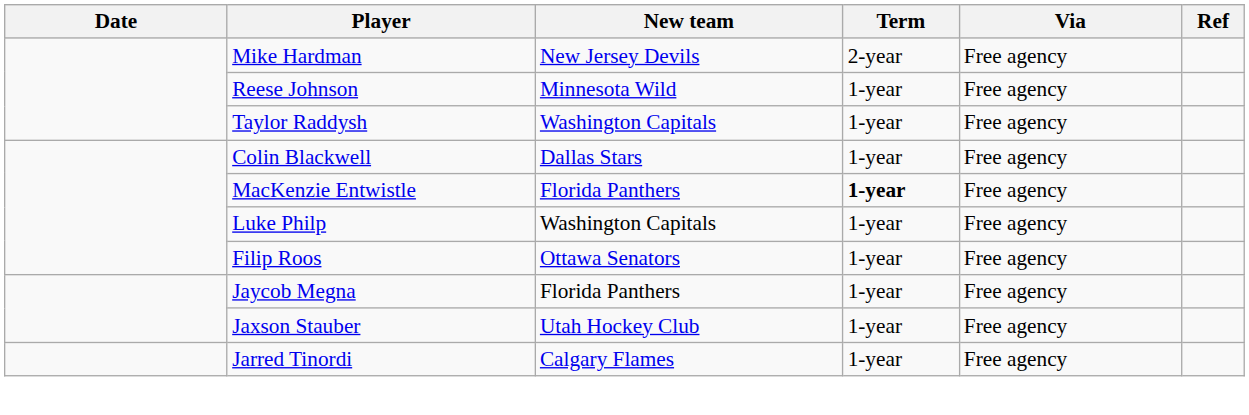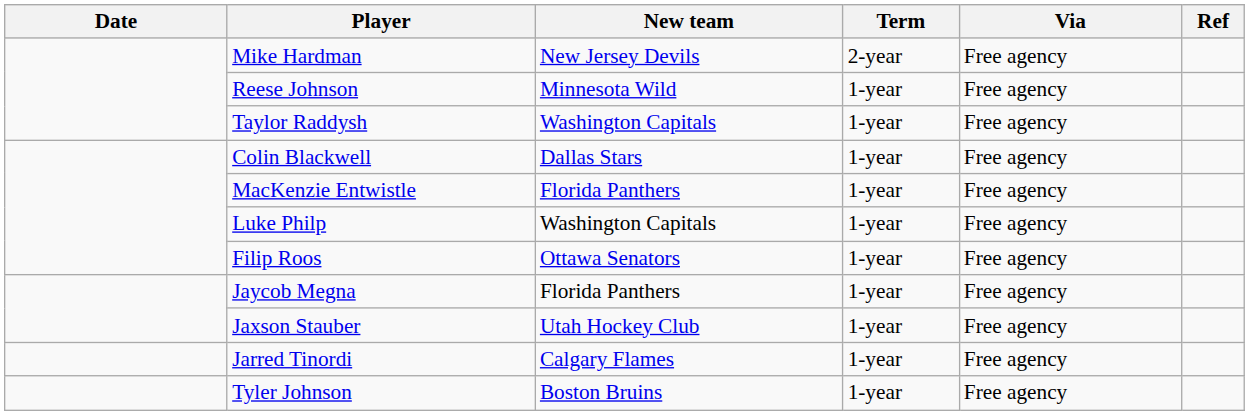(877, 190) bold -> (875, 190) normal
+ row: (292, 392)
